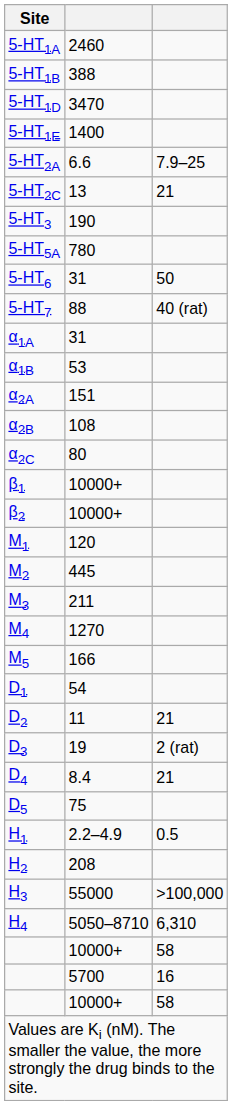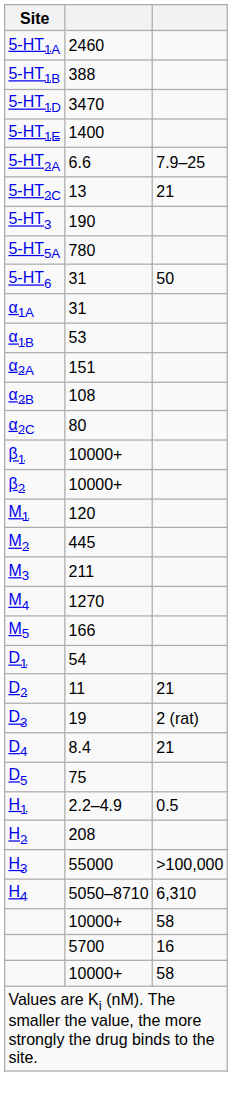- row: (30, 309)
